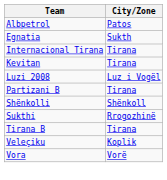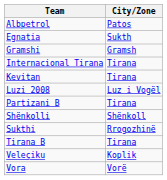+ row: (23, 50)
